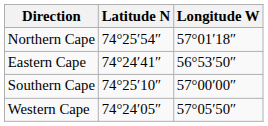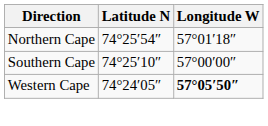- row: (47, 62)
(207, 109) normal -> (208, 86) bold
